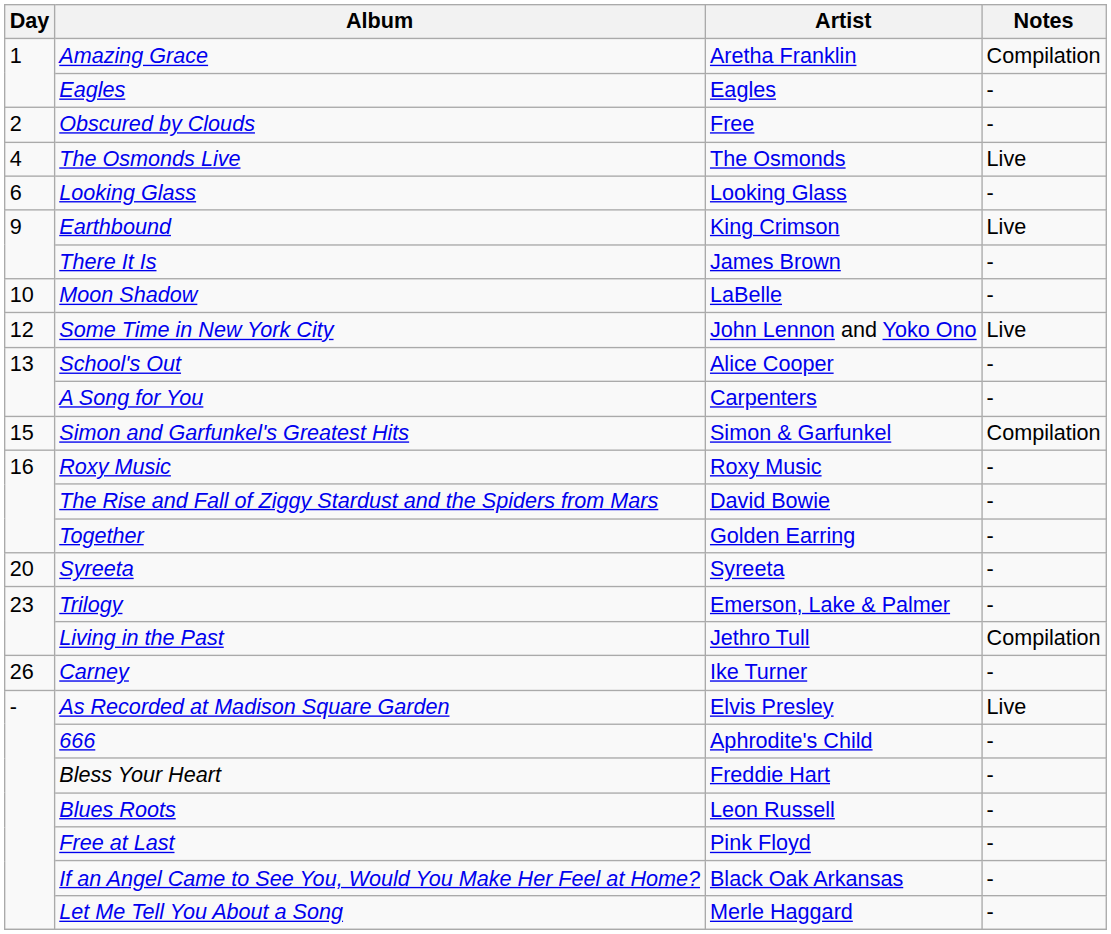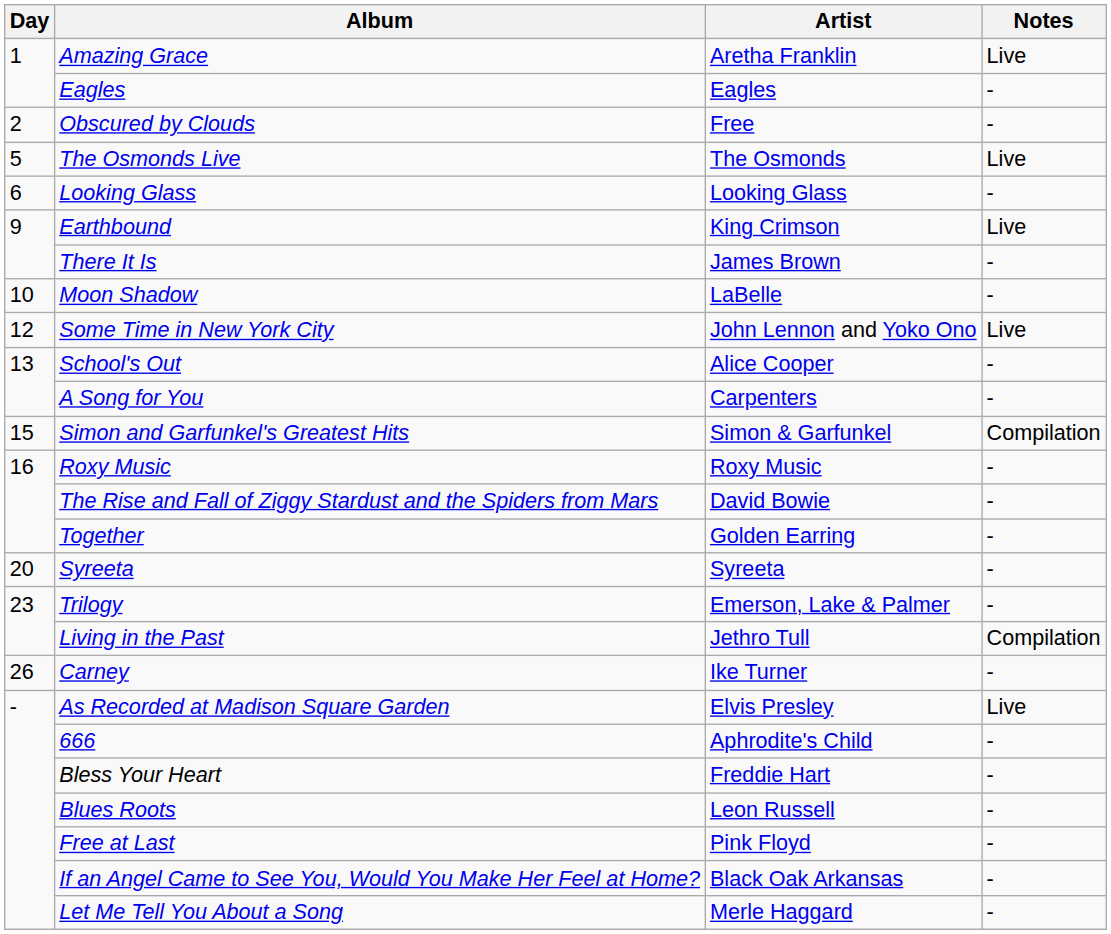(1044, 55) Compilation -> (1006, 55) Live
(16, 158) 4 -> (16, 158) 5
